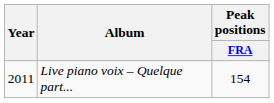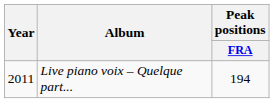(240, 79) 154 -> (240, 79) 194
